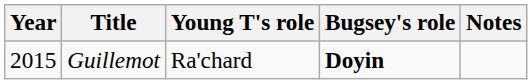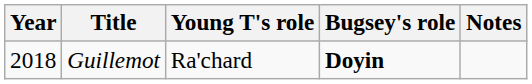(33, 59) 2015 -> (33, 59) 2018
